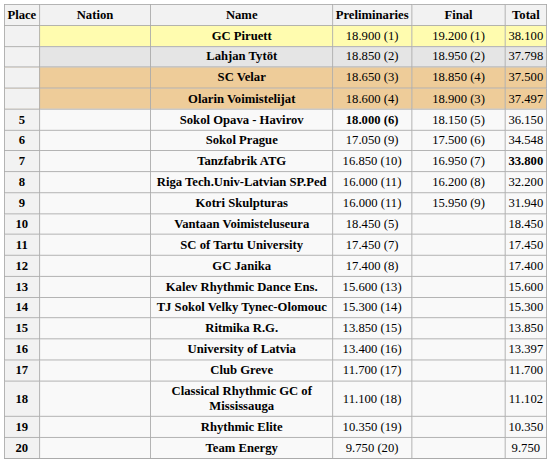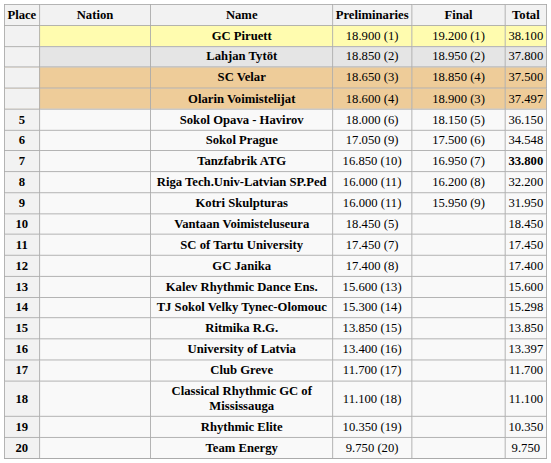(526, 57) 37.798 -> (526, 57) 37.800
(372, 119) bold -> (372, 119) normal
(526, 203) 31.940 -> (526, 203) 31.950
(526, 307) 15.300 -> (526, 307) 15.298
(526, 399) 11.102 -> (526, 399) 11.100
